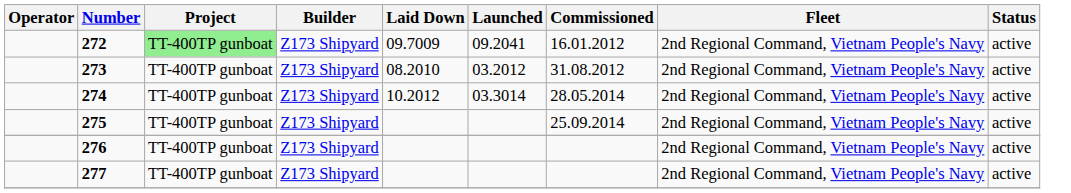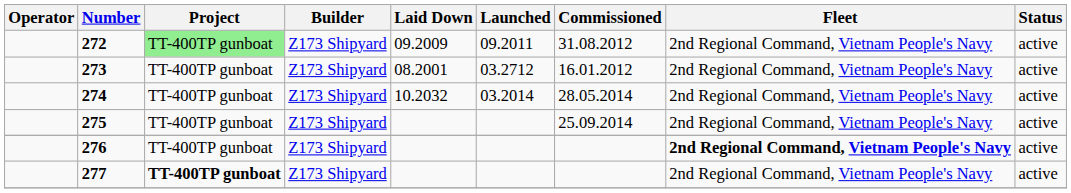(413, 43) 09.7009 -> (421, 43) 09.2009
(499, 43) 09.2041 -> (507, 43) 09.2011
(587, 43) 16.01.2012 -> (595, 43) 31.08.2012
(413, 69) 08.2010 -> (421, 69) 08.2001
(499, 69) 03.2012 -> (507, 69) 03.2712
(587, 69) 31.08.2012 -> (595, 69) 16.01.2012
(413, 95) 10.2012 -> (421, 95) 10.2032
(499, 95) 03.3014 -> (507, 95) 03.2014
(823, 148) normal -> (840, 148) bold
(210, 174) normal -> (214, 174) bold
